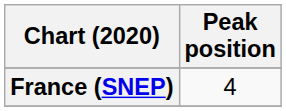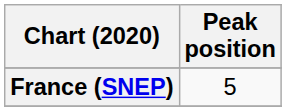(230, 86) 4 -> (230, 86) 5
